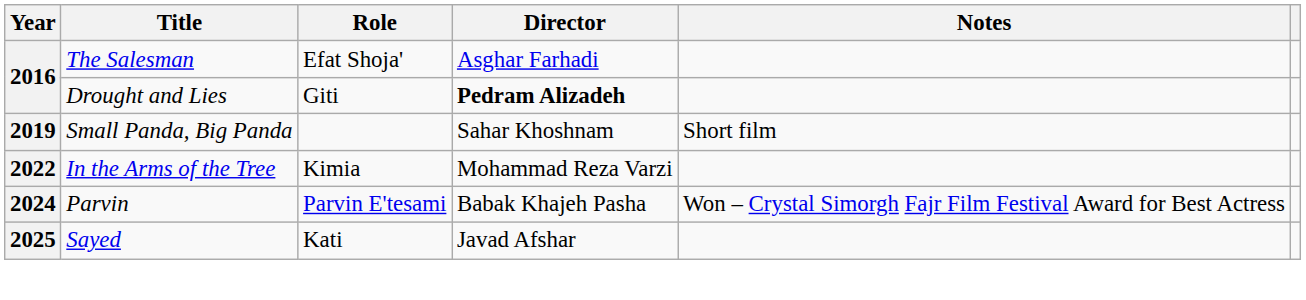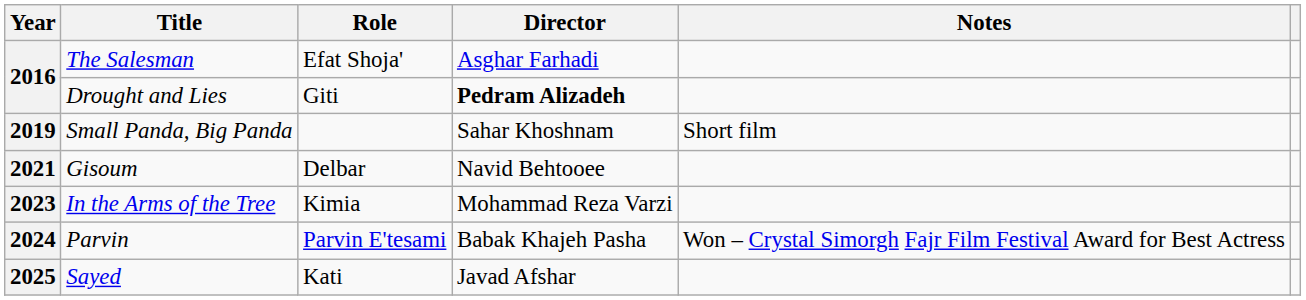+ row: (102, 167)
(33, 167) 2022 -> (33, 204) 2023
